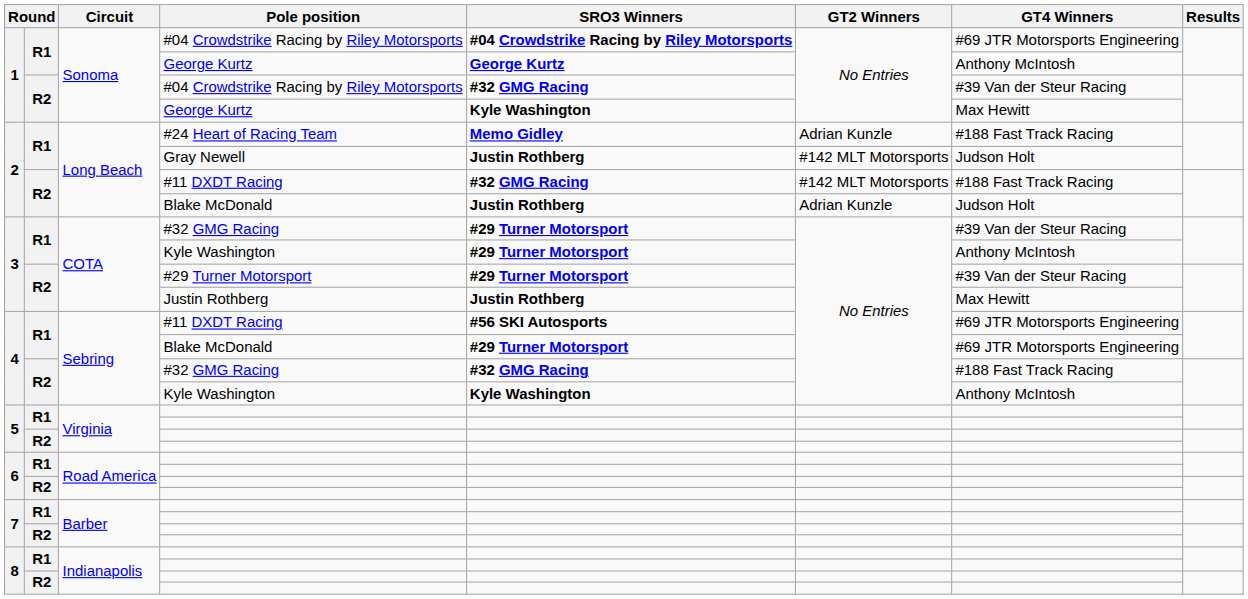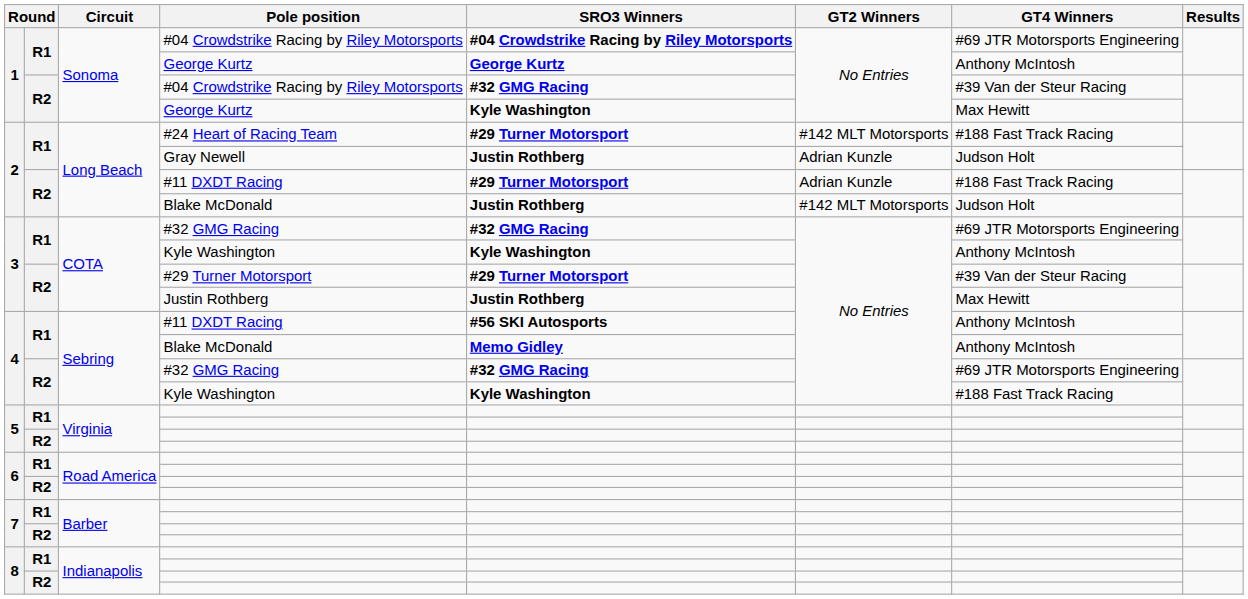(516, 134) Memo Gidley -> (549, 134) #29 Turner Motorsport
(846, 134) Adrian Kunzle -> (874, 134) #142 MLT Motorsports
(874, 157) #142 MLT Motorsports -> (846, 157) Adrian Kunzle
(529, 181) #32 GMG Racing -> (549, 181) #29 Turner Motorsport
(874, 181) #142 MLT Motorsports -> (846, 181) Adrian Kunzle
(846, 205) Adrian Kunzle -> (874, 205) #142 MLT Motorsports
(549, 228) #29 Turner Motorsport -> (529, 228) #32 GMG Racing
(1041, 228) #39 Van der Steur Racing -> (1067, 228) #69 JTR Motorsports Engineering
(549, 252) #29 Turner Motorsport -> (530, 252) Kyle Washington
(1067, 322) #69 JTR Motorsports Engineering -> (1015, 322) Anthony McIntosh
(549, 346) #29 Turner Motorsport -> (516, 346) Memo Gidley
(1067, 346) #69 JTR Motorsports Engineering -> (1015, 346) Anthony McIntosh
(1034, 370) #188 Fast Track Racing -> (1067, 370) #69 JTR Motorsports Engineering
(1015, 393) Anthony McIntosh -> (1034, 393) #188 Fast Track Racing
